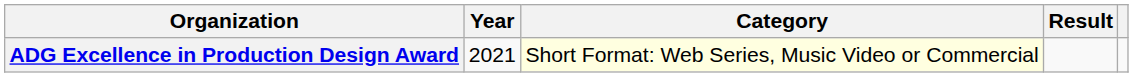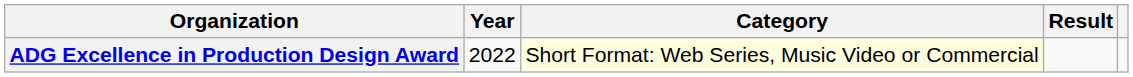(492, 54) 2021 -> (492, 54) 2022
